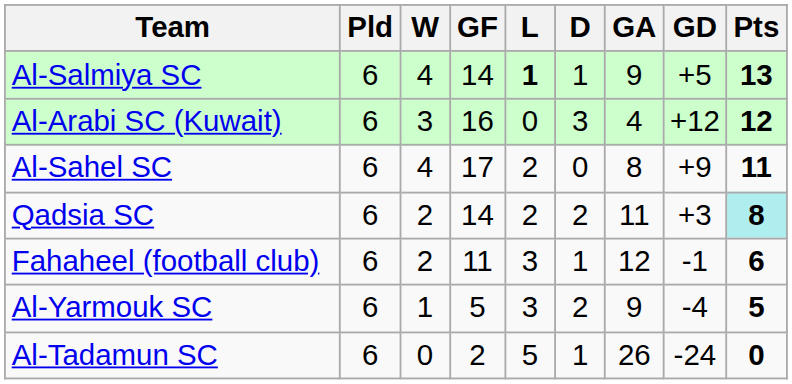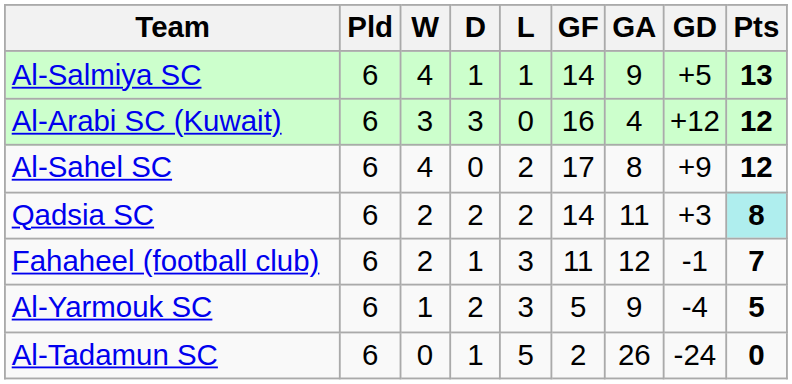columns swapped: (580, 27) <-> (477, 27)
(530, 74) bold -> (526, 74) normal
(756, 167) 11 -> (756, 167) 12
(756, 261) 6 -> (756, 261) 7
